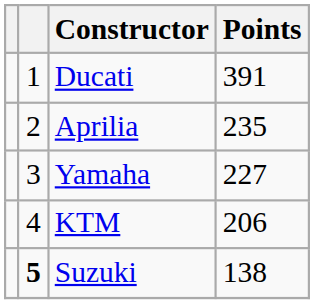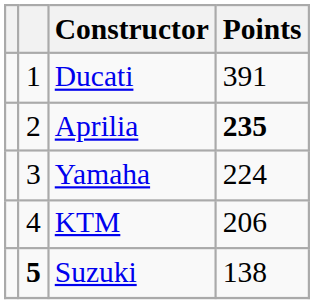(245, 125) normal -> (245, 125) bold
(245, 174) 227 -> (245, 174) 224
